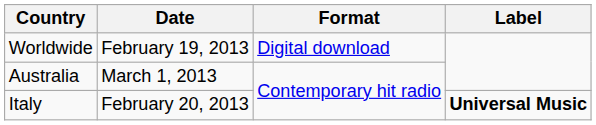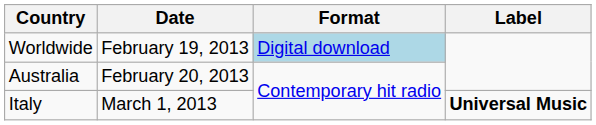(324, 47) no background -> (324, 47) lightblue background
(159, 76) March 1, 2013 -> (175, 76) February 20, 2013
(175, 104) February 20, 2013 -> (159, 104) March 1, 2013
